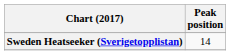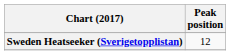(205, 41) 14 -> (205, 41) 12
